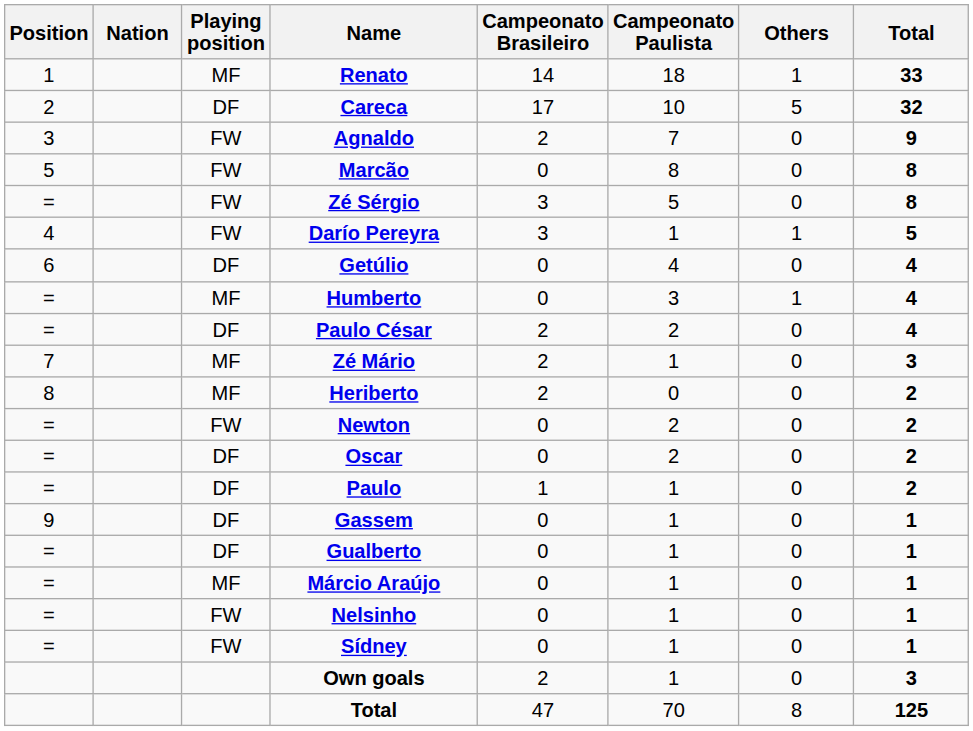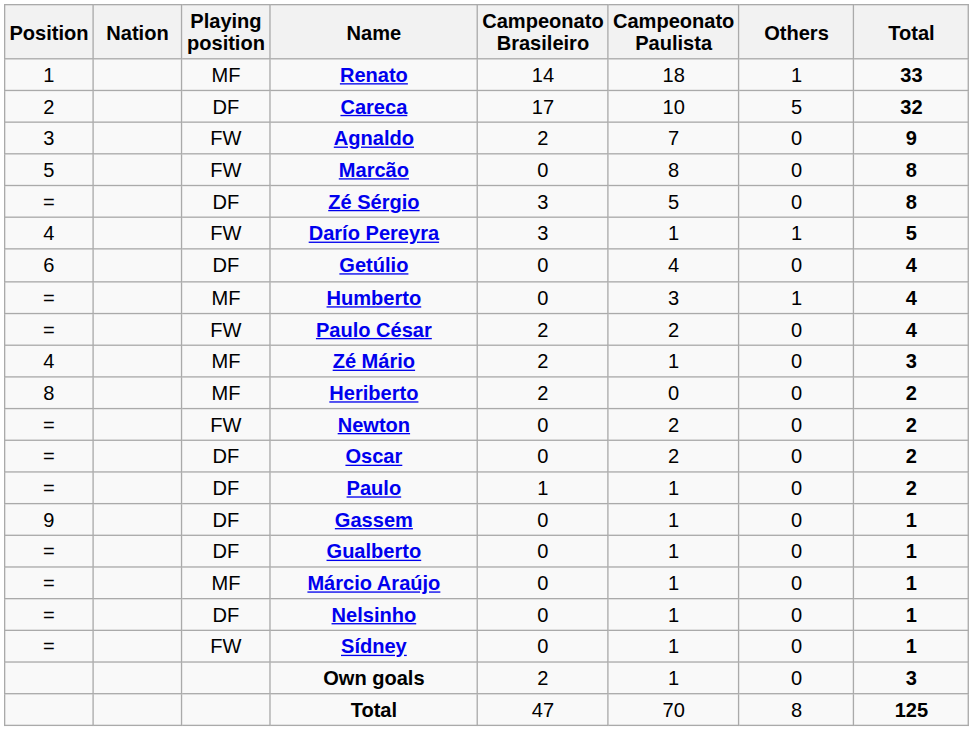(226, 202) FW -> (226, 202) DF
(226, 329) DF -> (226, 329) FW
(49, 361) 7 -> (49, 361) 4
(226, 615) FW -> (226, 615) DF
